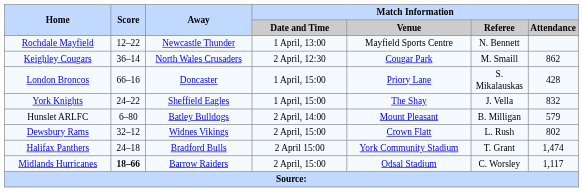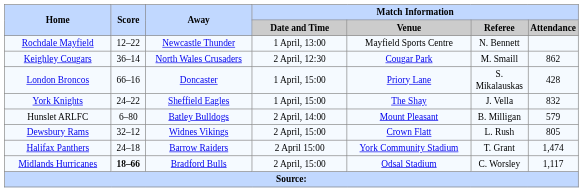(553, 132) 802 -> (553, 132) 805
(199, 148) Bradford Bulls -> (199, 148) Barrow Raiders
(199, 163) Barrow Raiders -> (199, 163) Bradford Bulls
